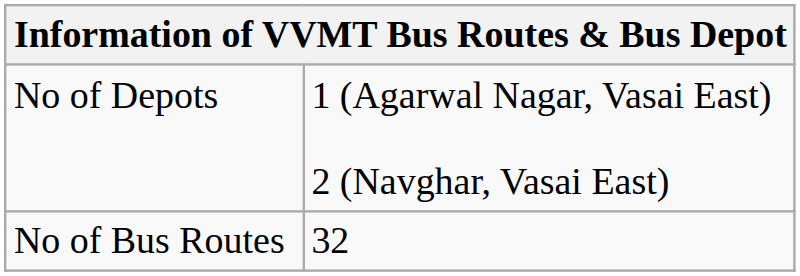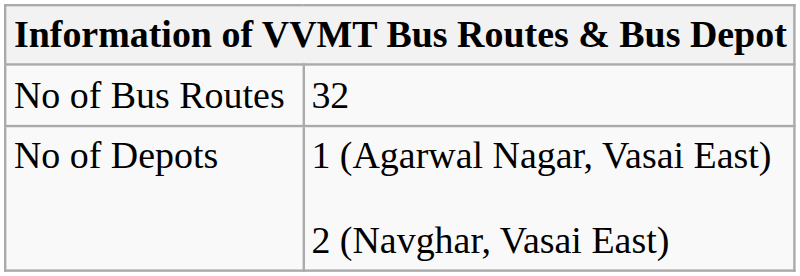rows swapped: (149, 240) <-> (116, 94)
